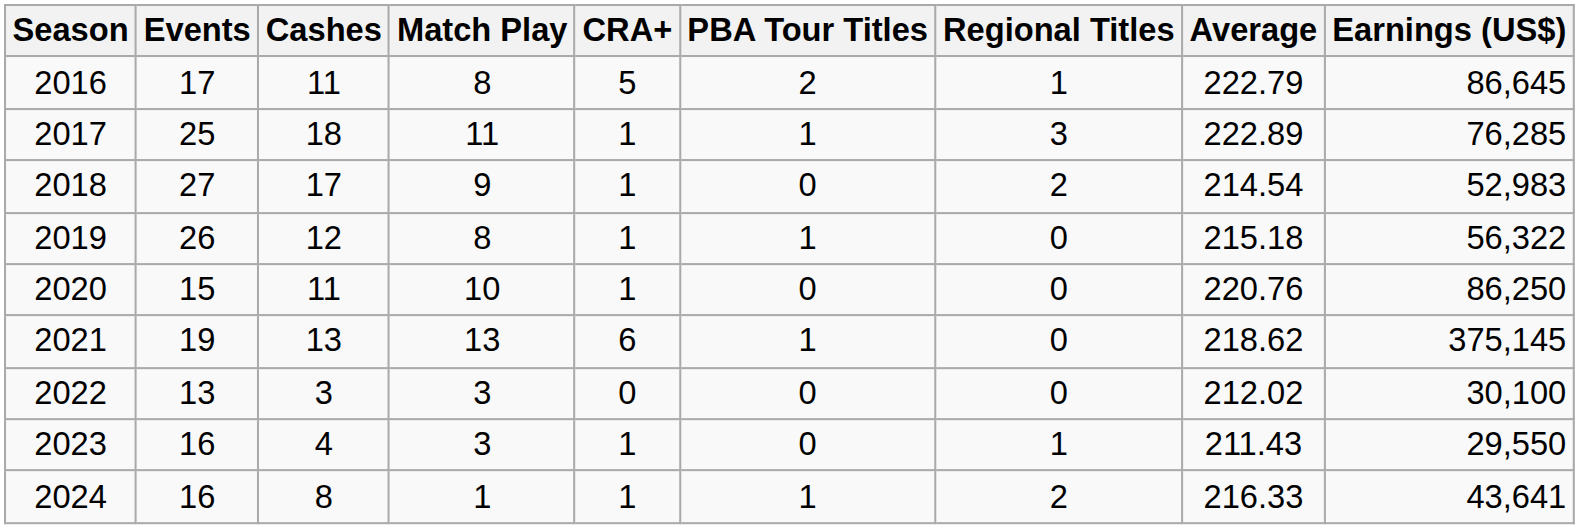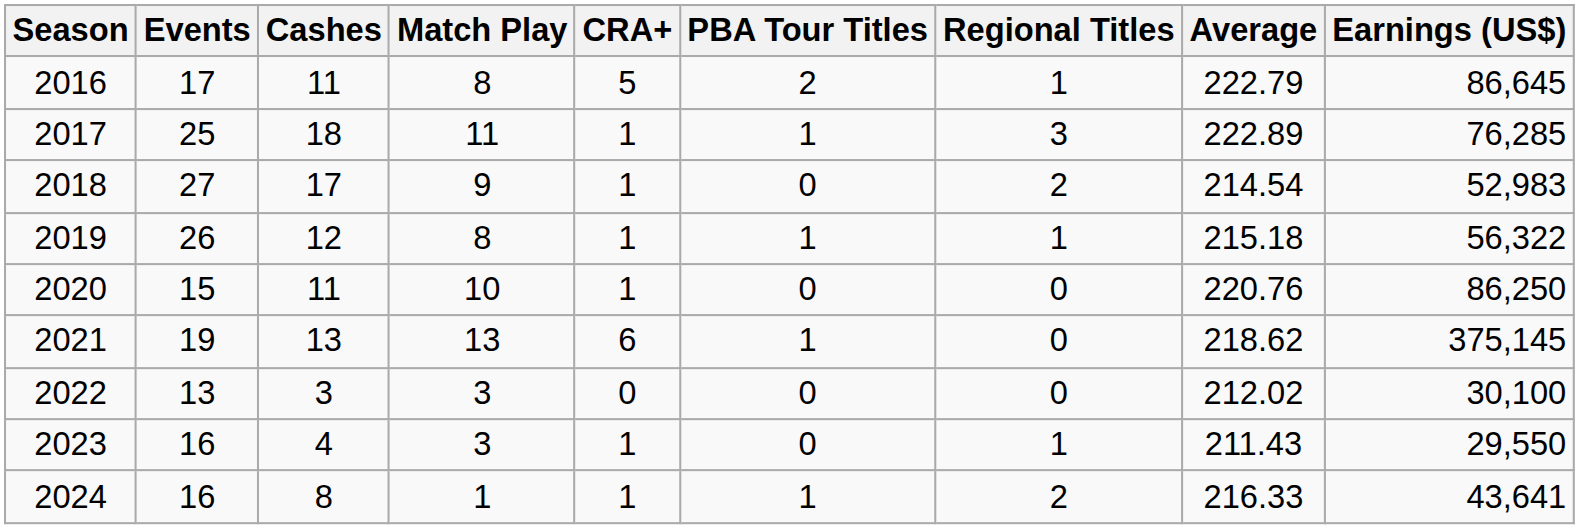(1059, 237) 0 -> (1059, 237) 1
